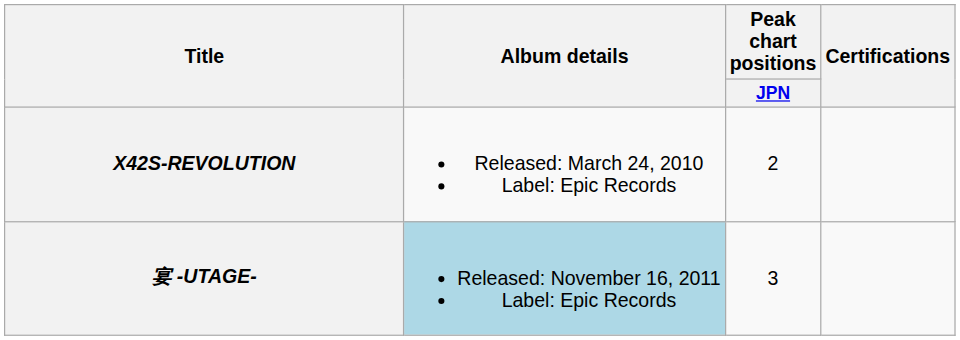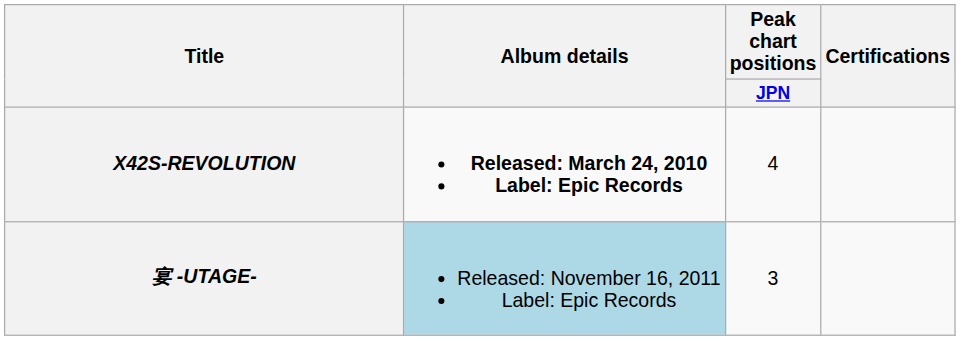(565, 175) normal -> (565, 175) bold
(773, 164) 2 -> (773, 164) 4
